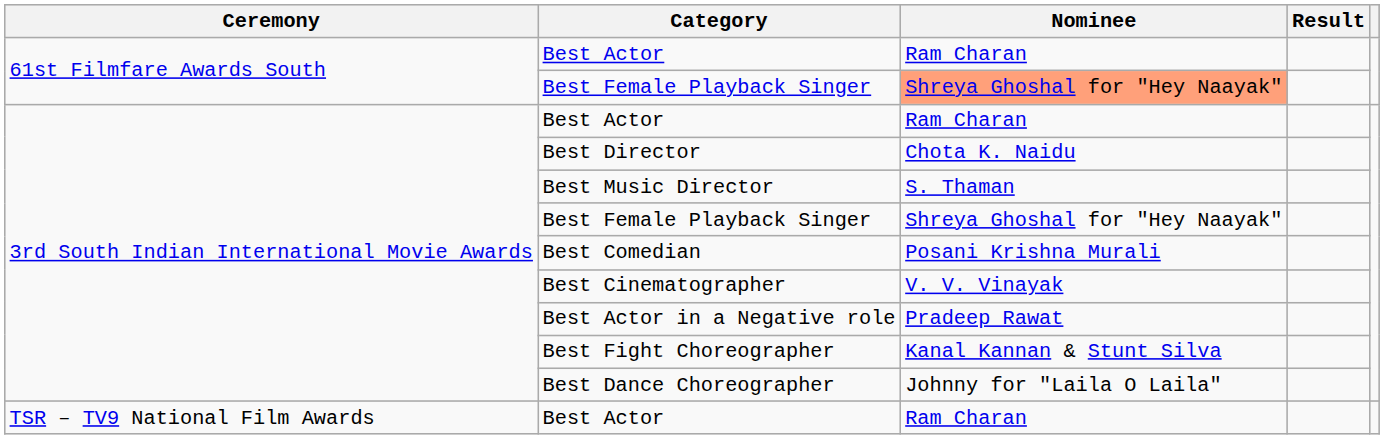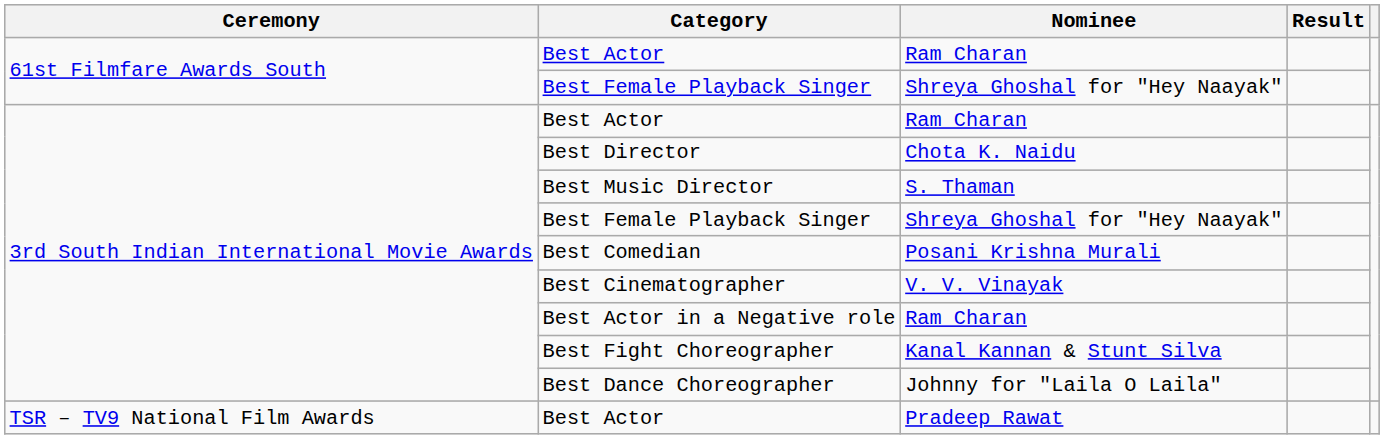(1094, 87) lightsalmon background -> (1094, 87) no background
(984, 319) Pradeep Rawat -> (966, 319) Ram Charan
(966, 418) Ram Charan -> (984, 418) Pradeep Rawat
